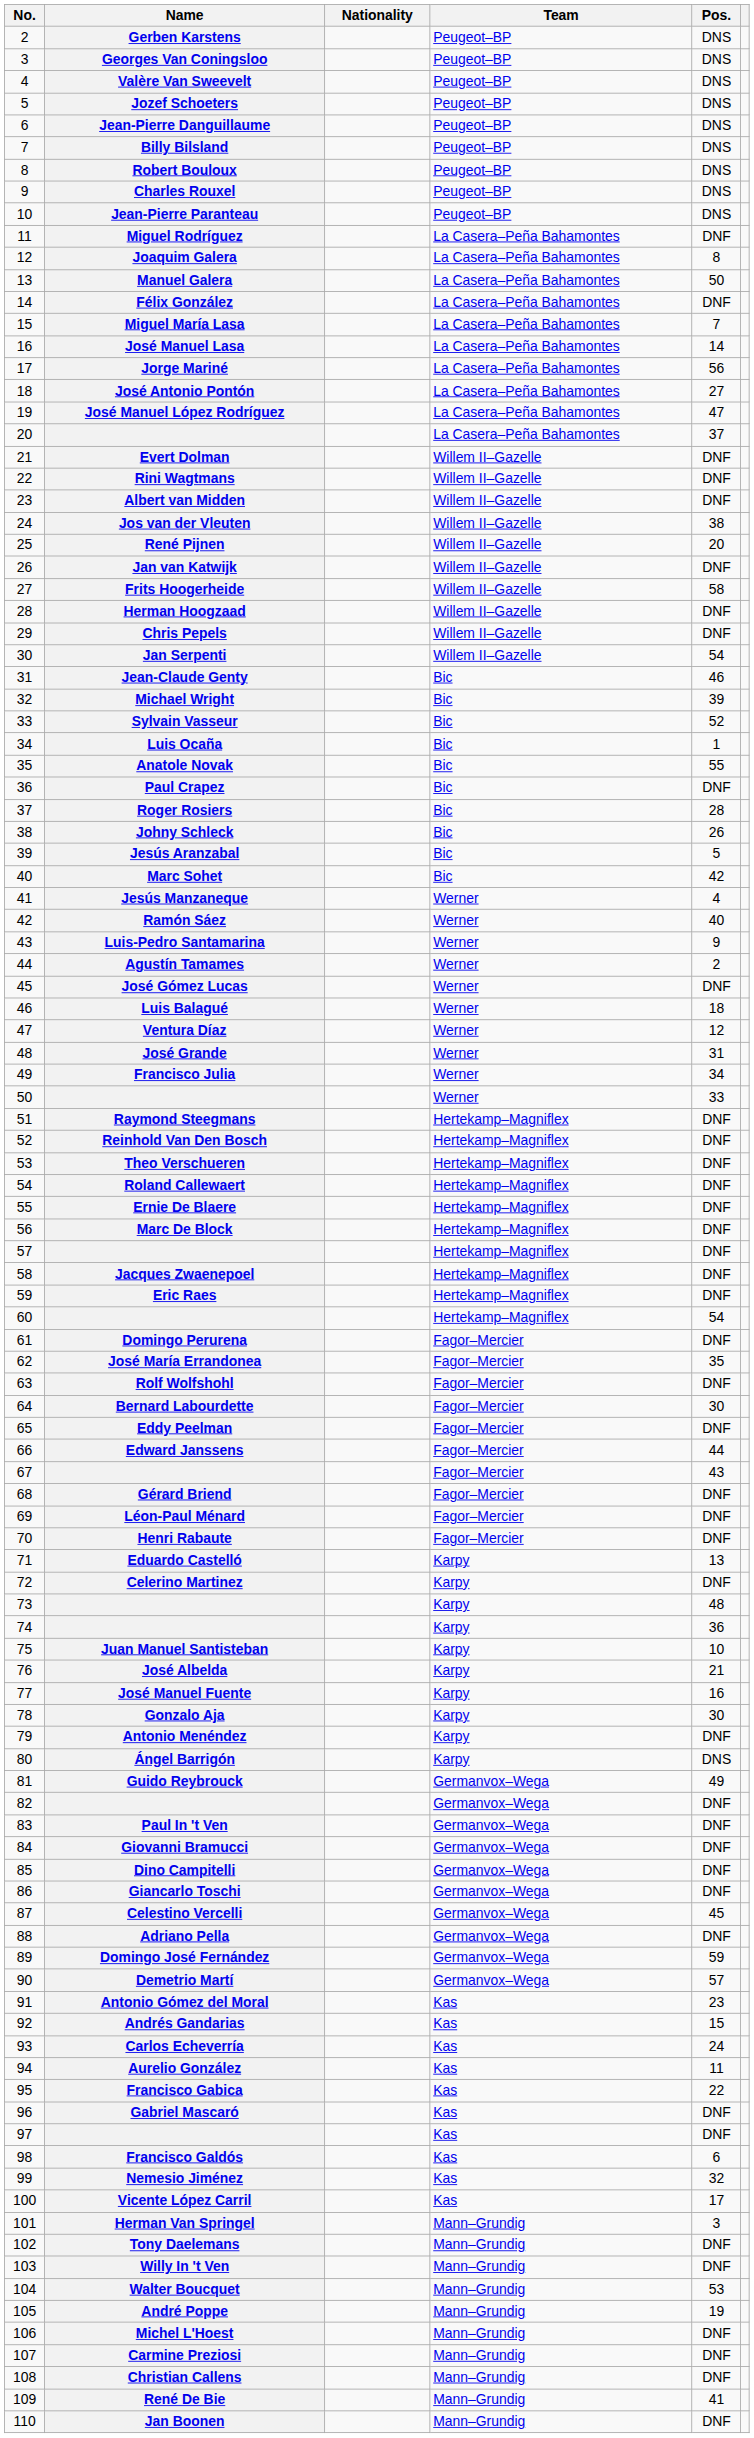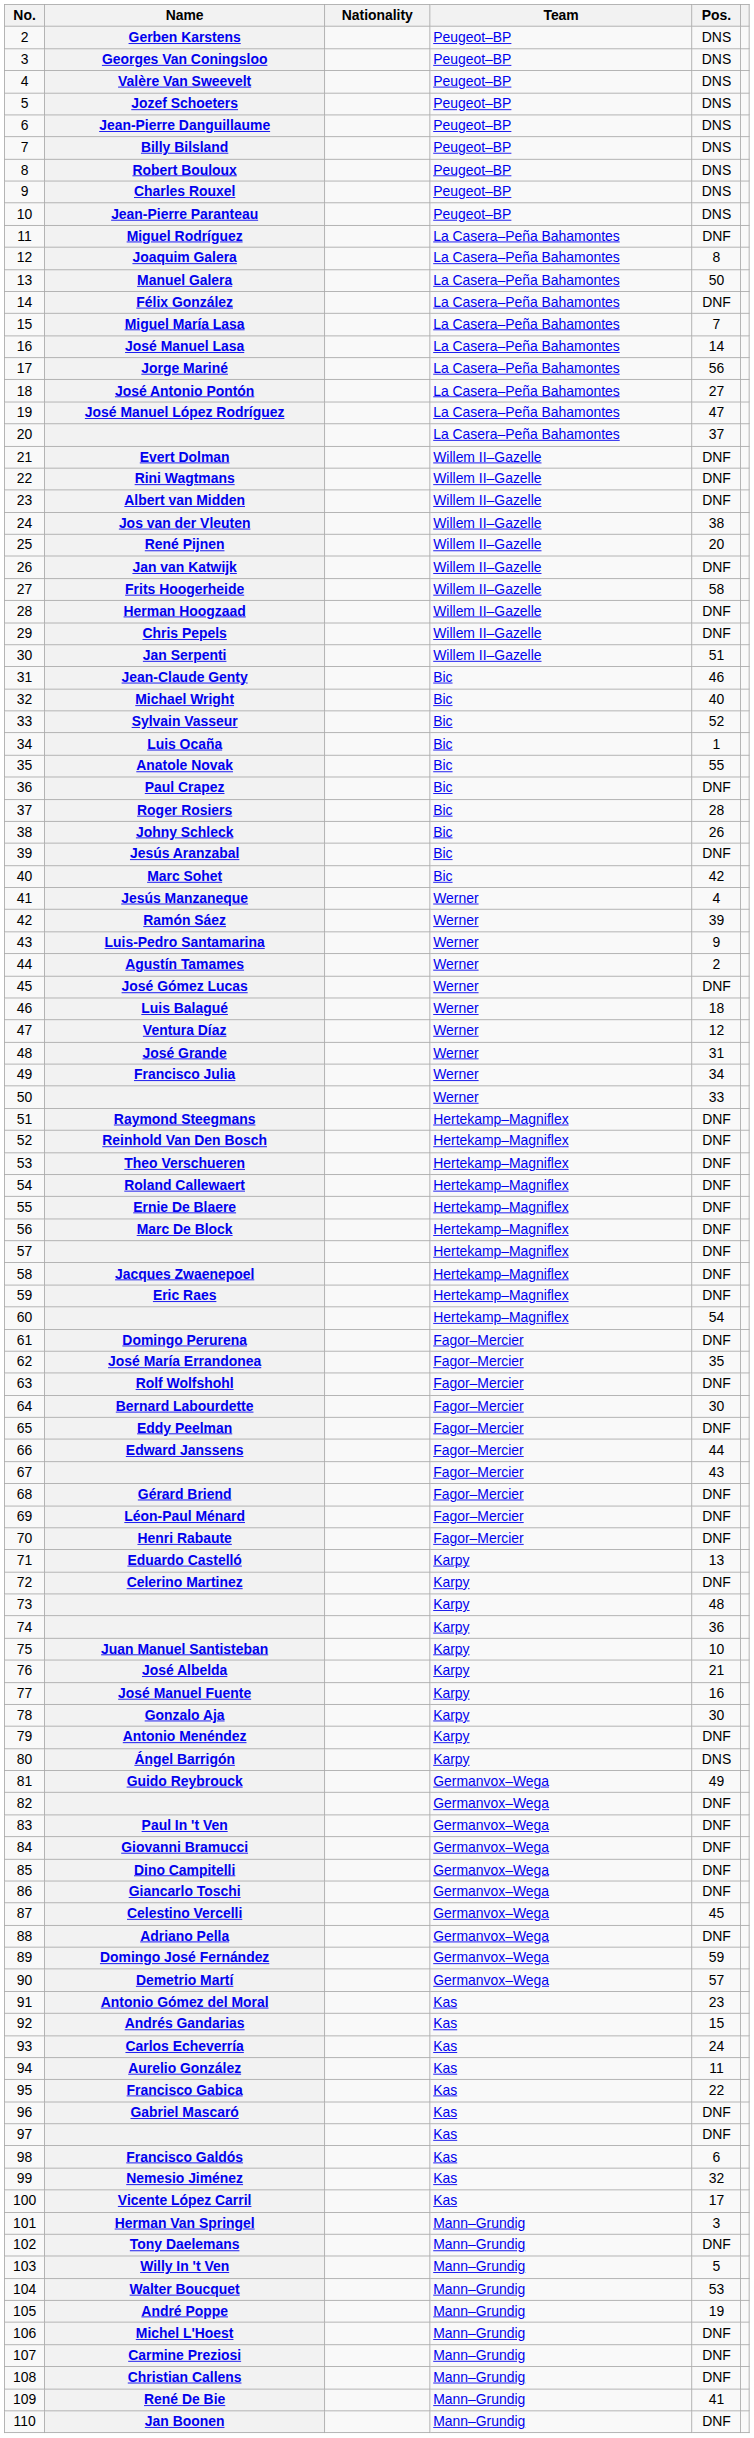(716, 655) 54 -> (716, 655) 51
(716, 699) 39 -> (716, 699) 40
(716, 854) 5 -> (716, 854) DNF
(716, 920) 40 -> (716, 920) 39
(716, 2267) DNF -> (716, 2267) 5
